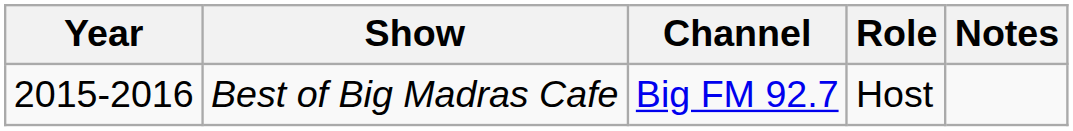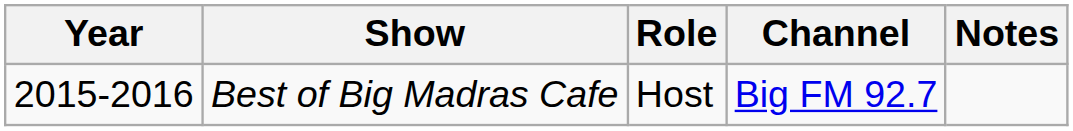columns swapped: (897, 34) <-> (737, 34)
